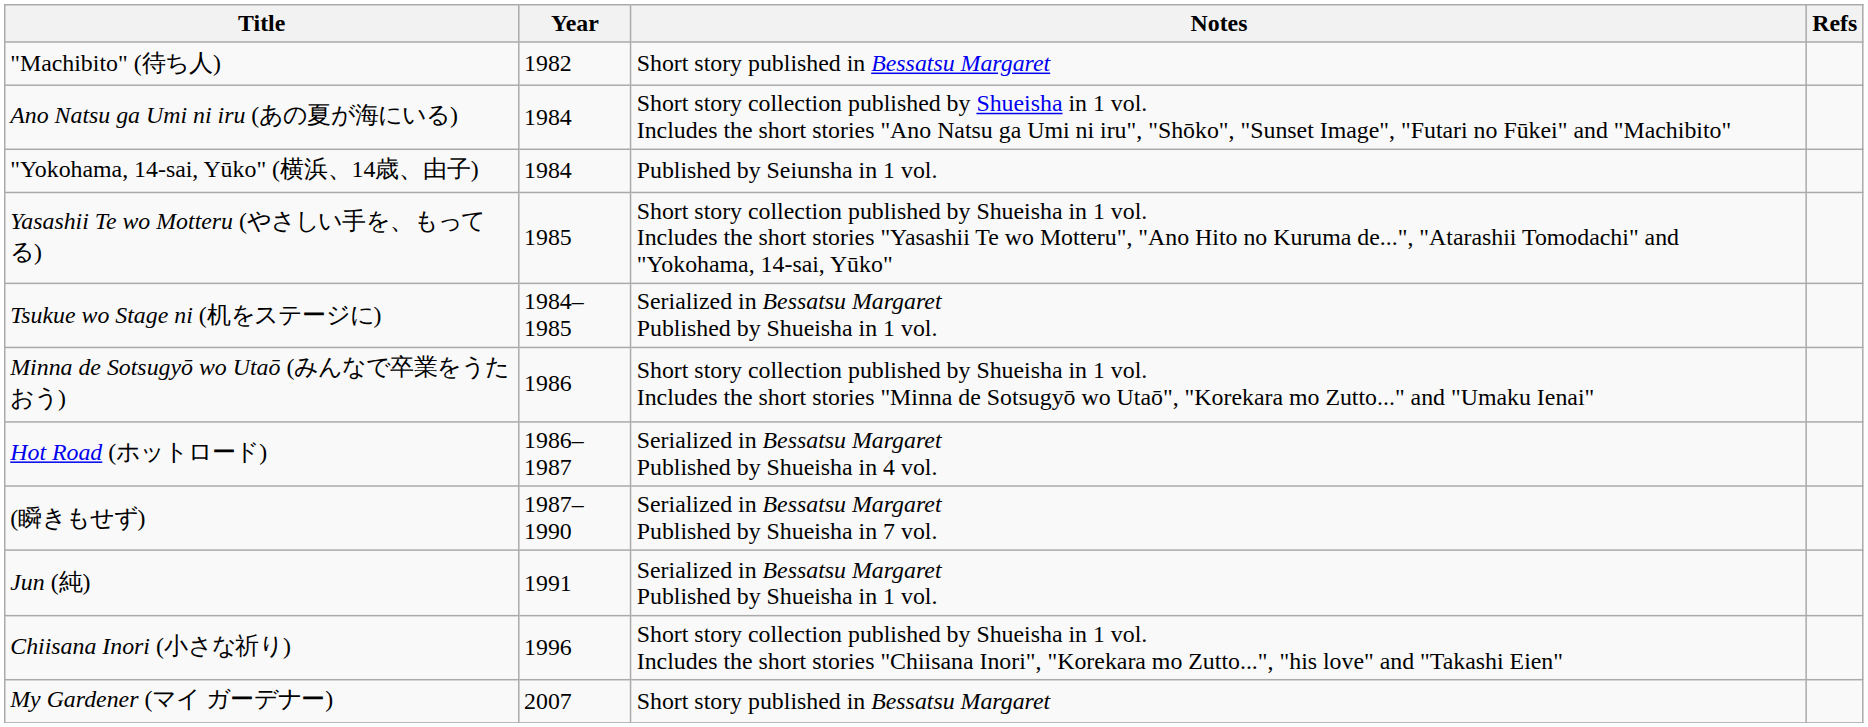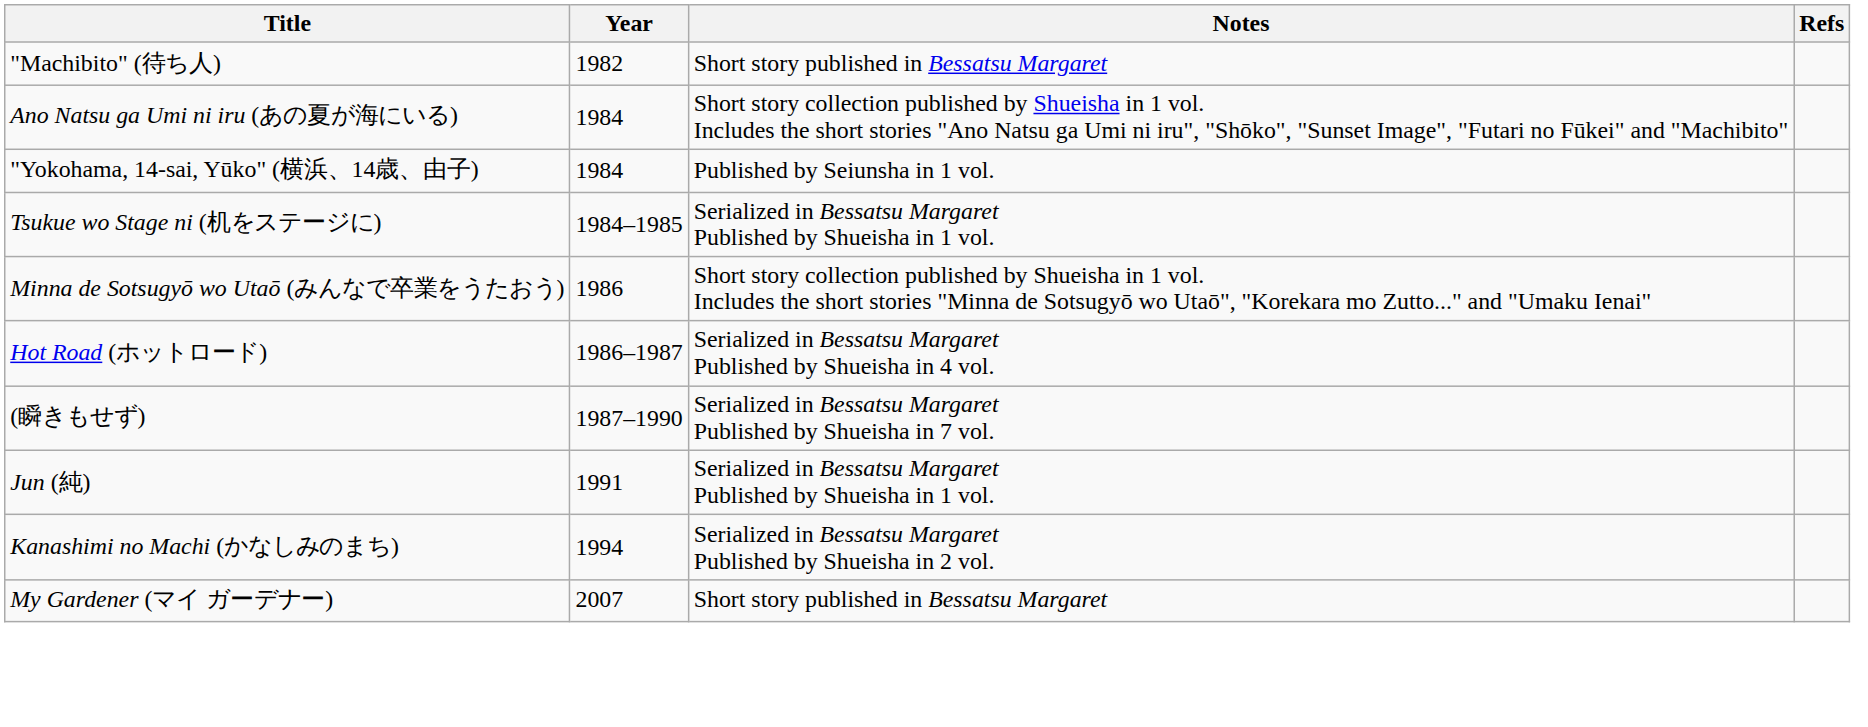- row: (248, 236)
+ row: (205, 546)
- row: (151, 646)
